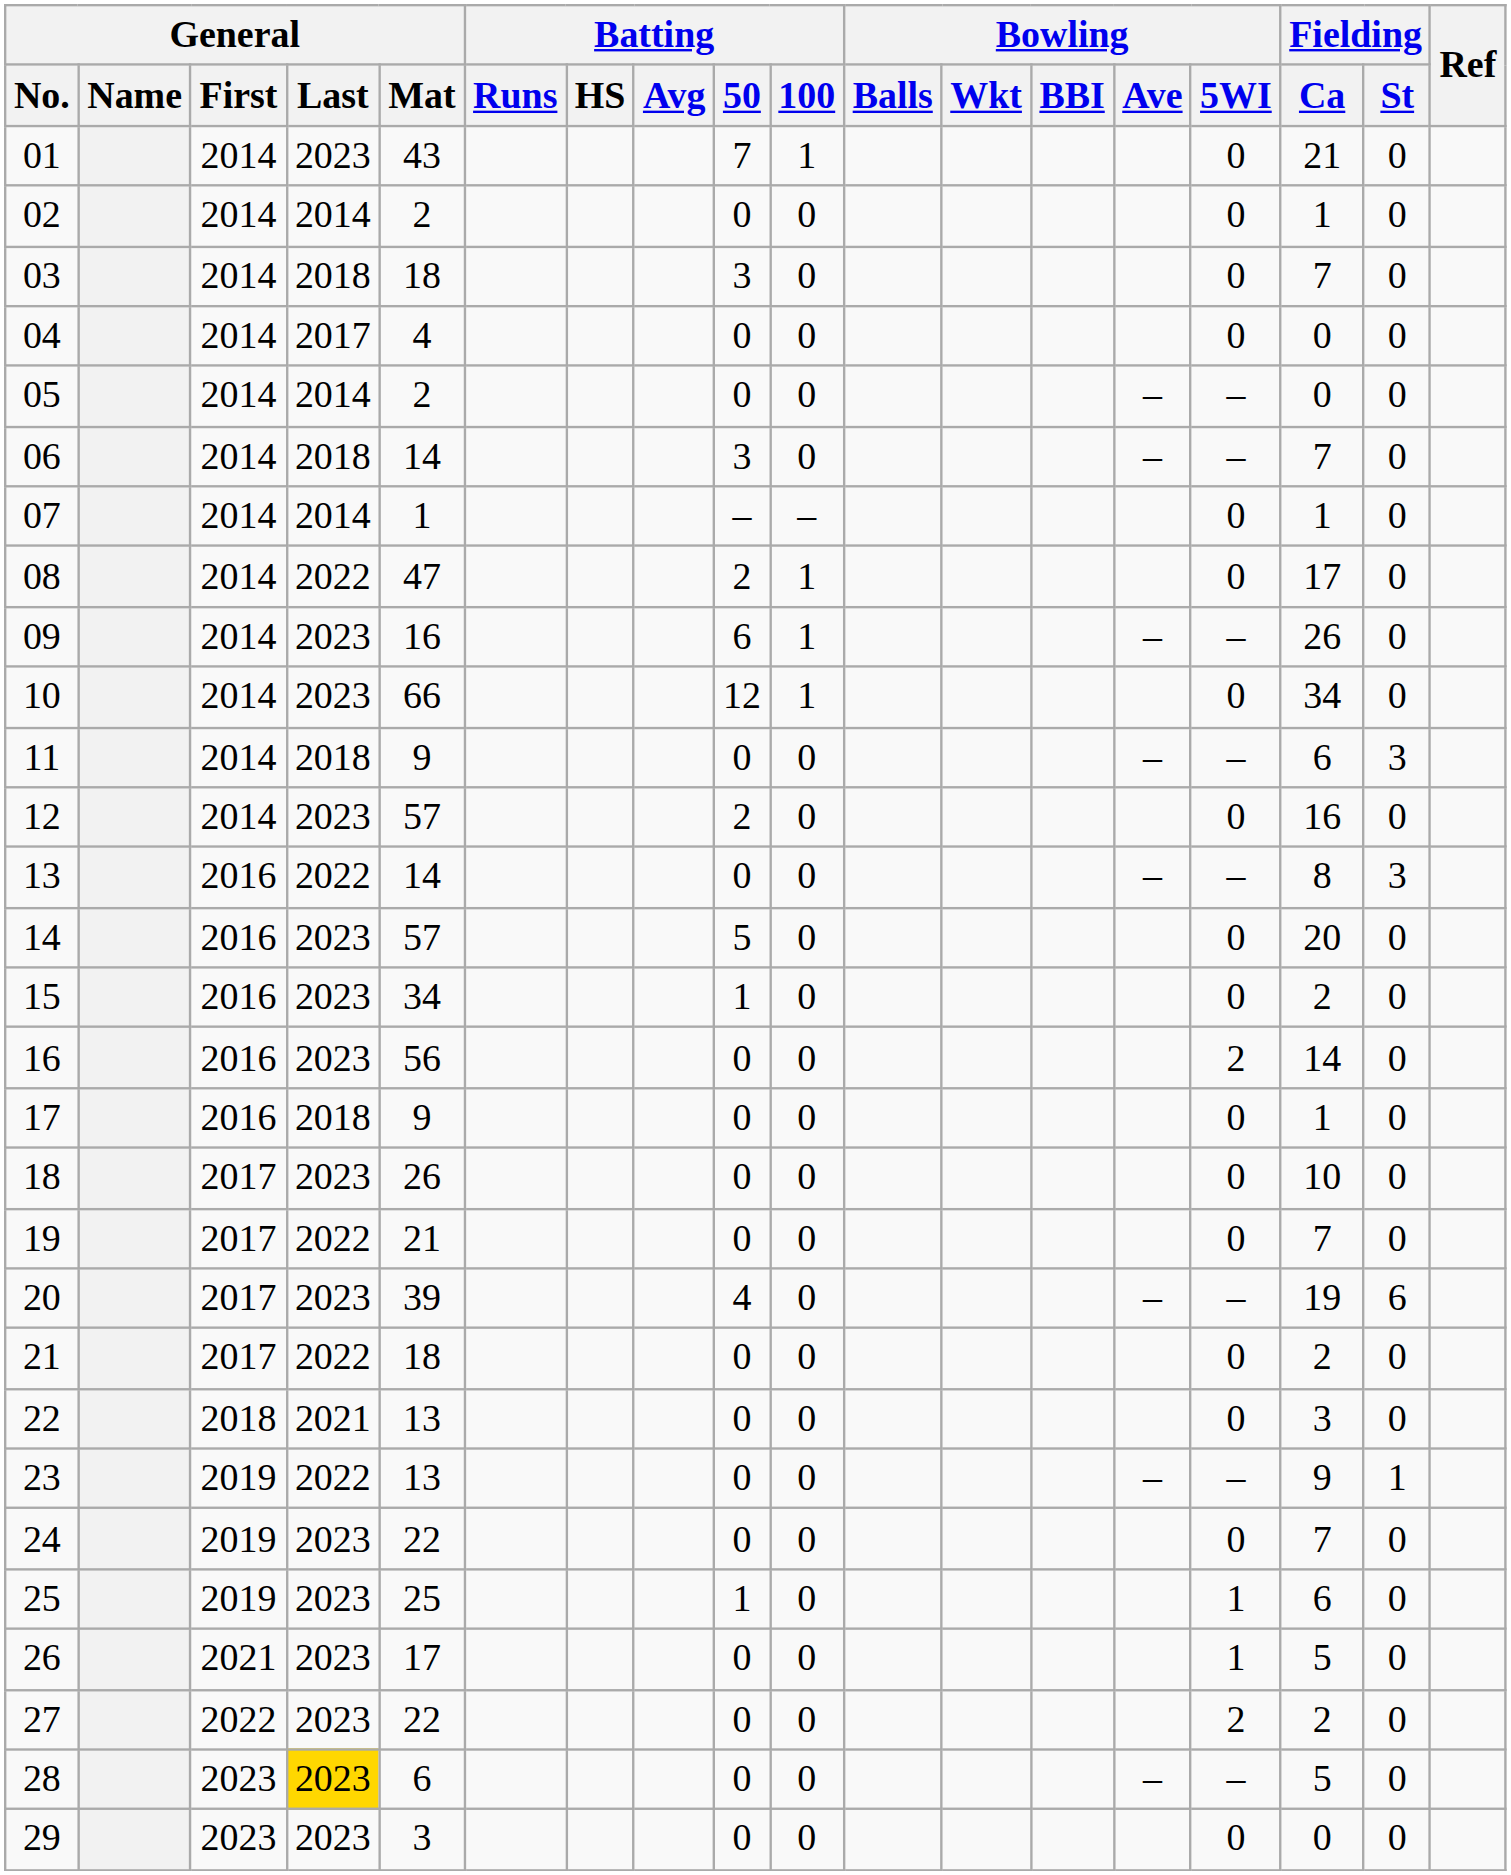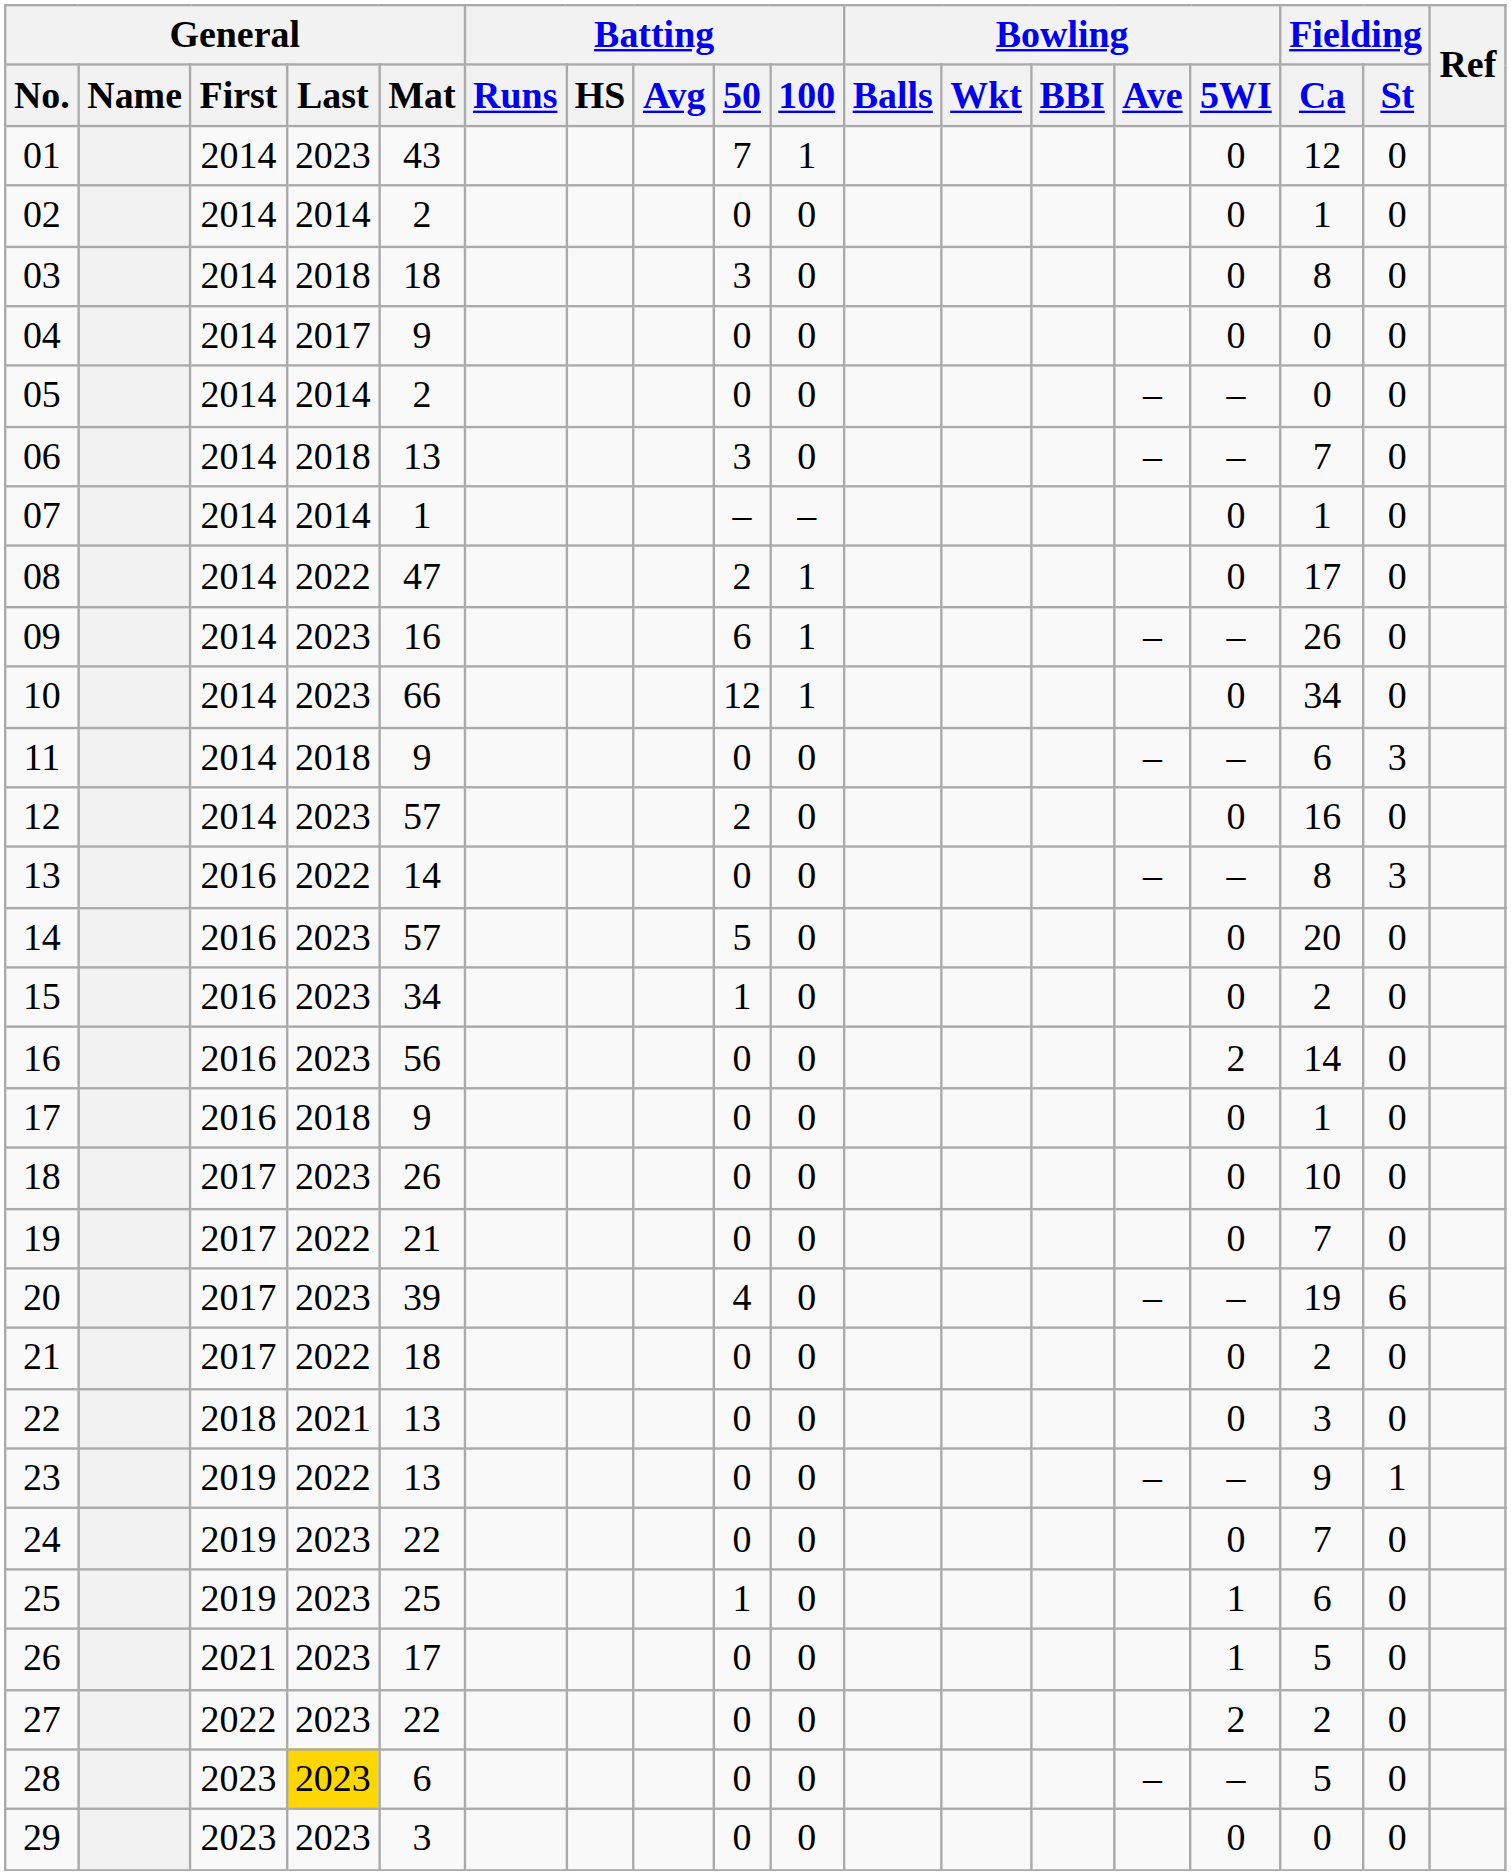(1322, 154) 21 -> (1322, 154) 12
(1322, 275) 7 -> (1322, 275) 8
(422, 335) 4 -> (422, 335) 9
(422, 455) 14 -> (422, 455) 13
